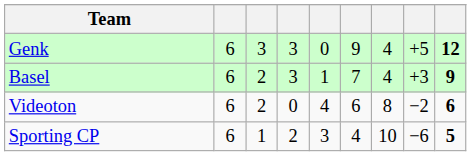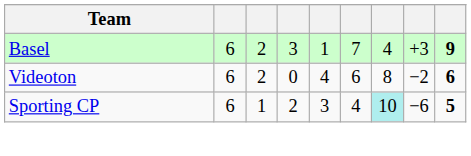- row: (29, 48)
(387, 135) no background -> (387, 106) paleturquoise background
